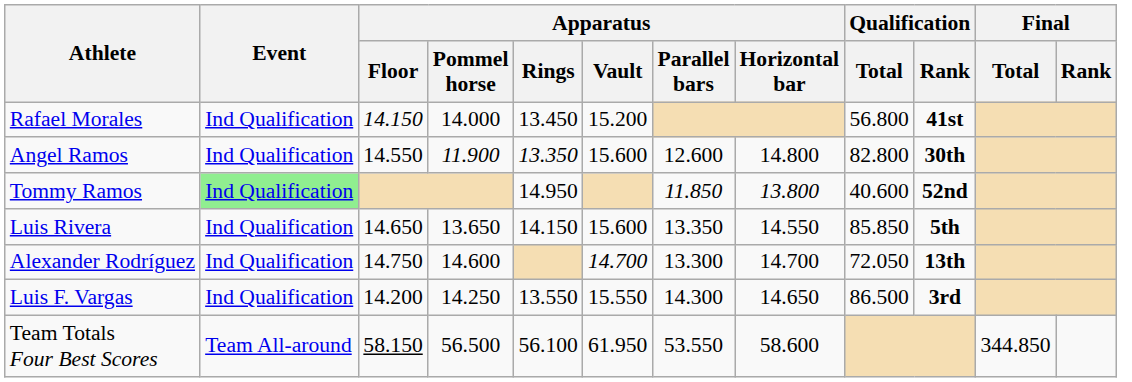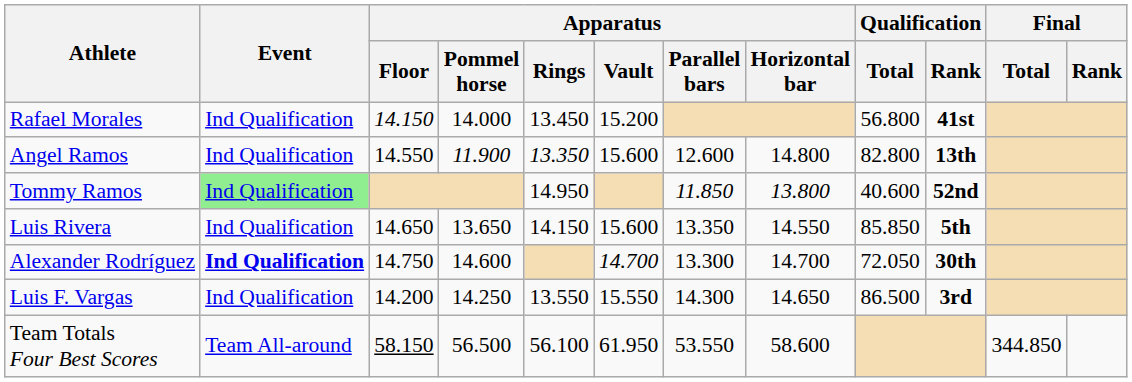(945, 155) 30th -> (956, 155) 13th
(279, 261) normal -> (285, 261) bold
(945, 261) 13th -> (956, 261) 30th
